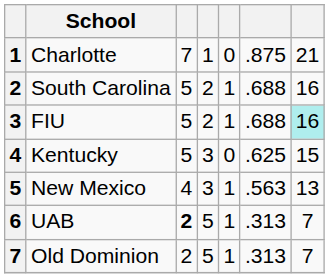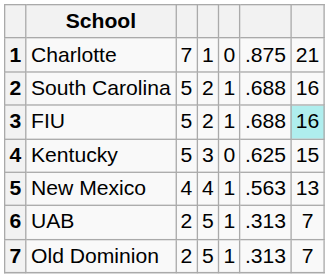(208, 188) 3 -> (208, 188) 4
(186, 222) bold -> (186, 222) normal
